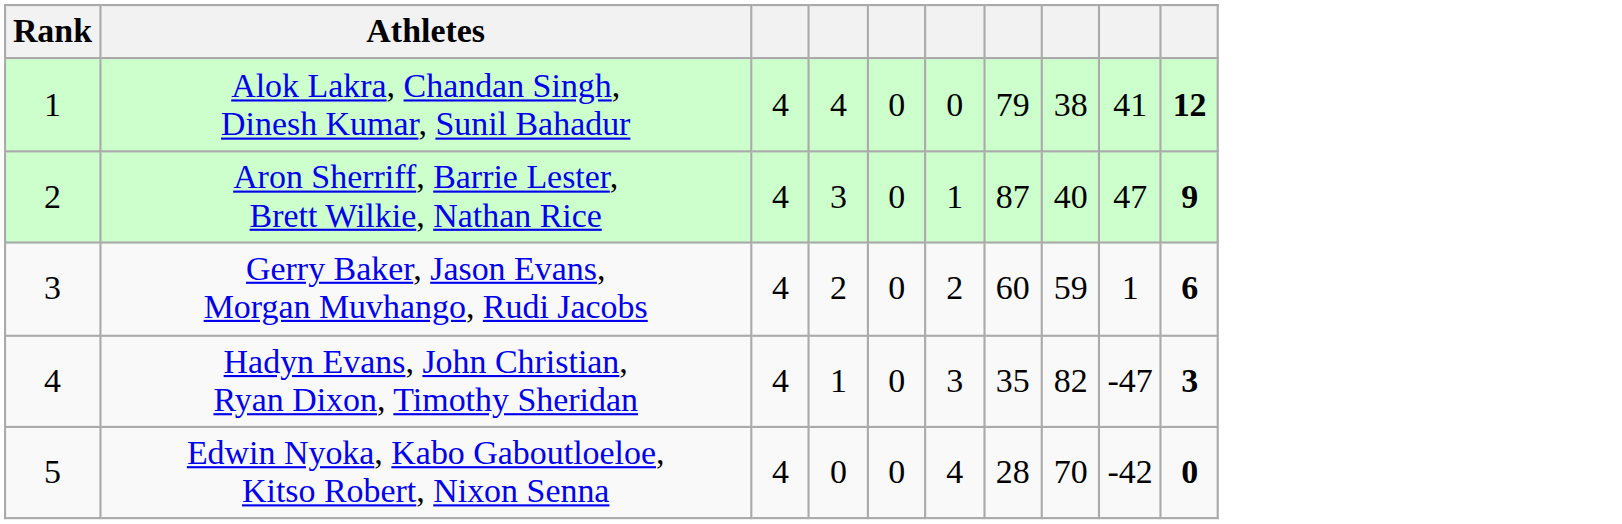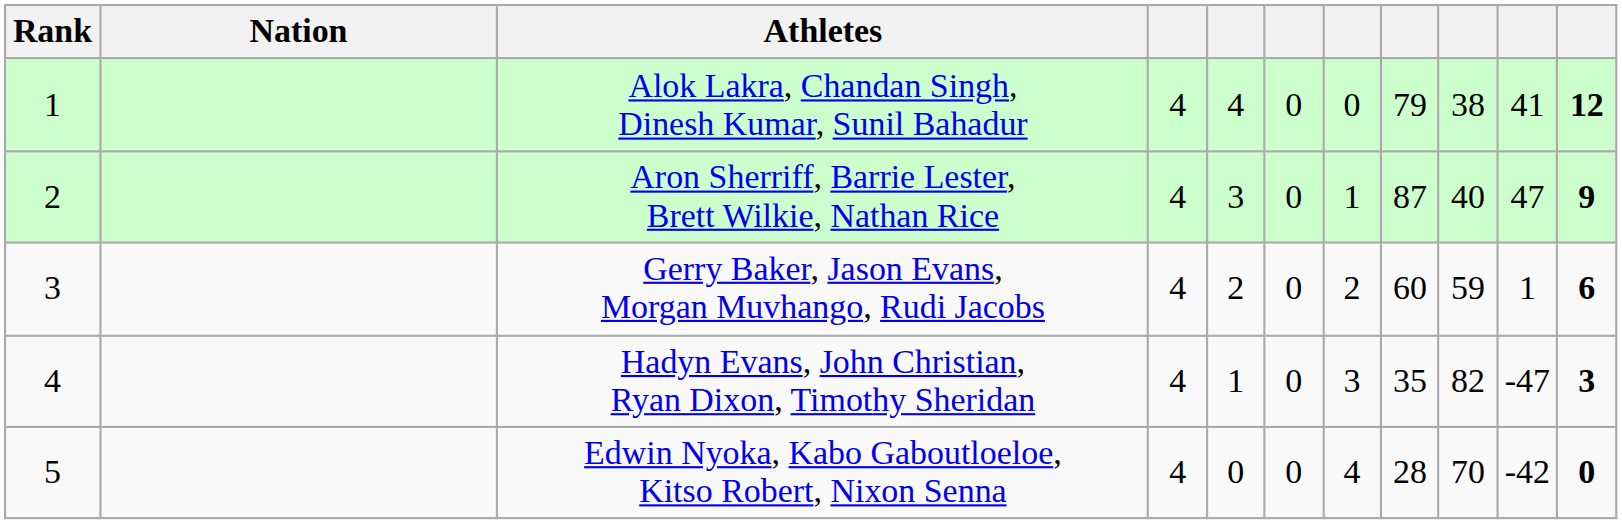+ column: (298, 31)
